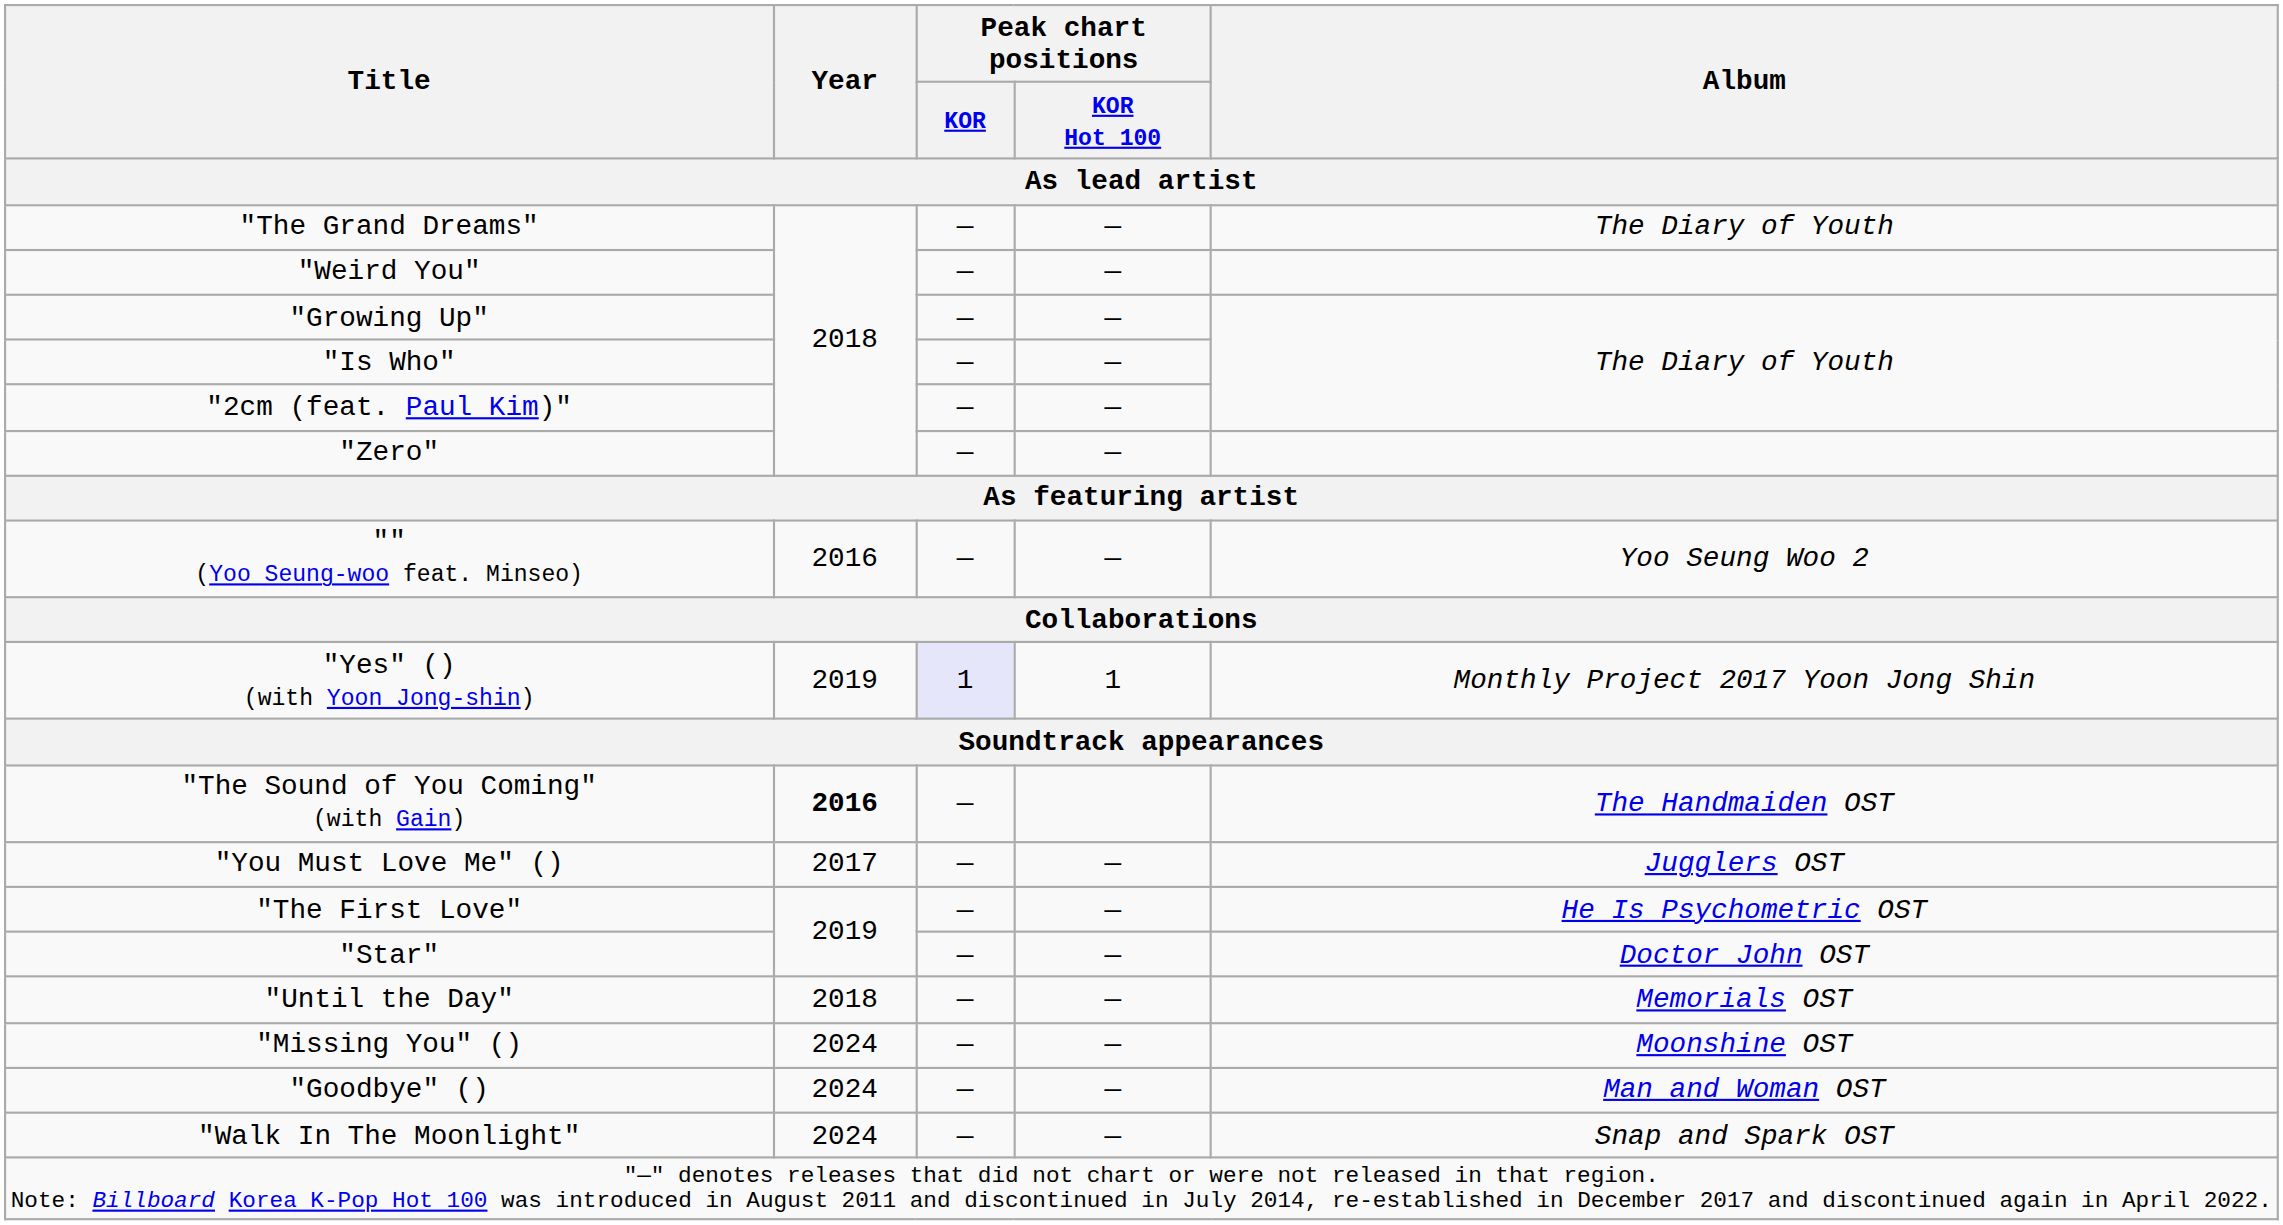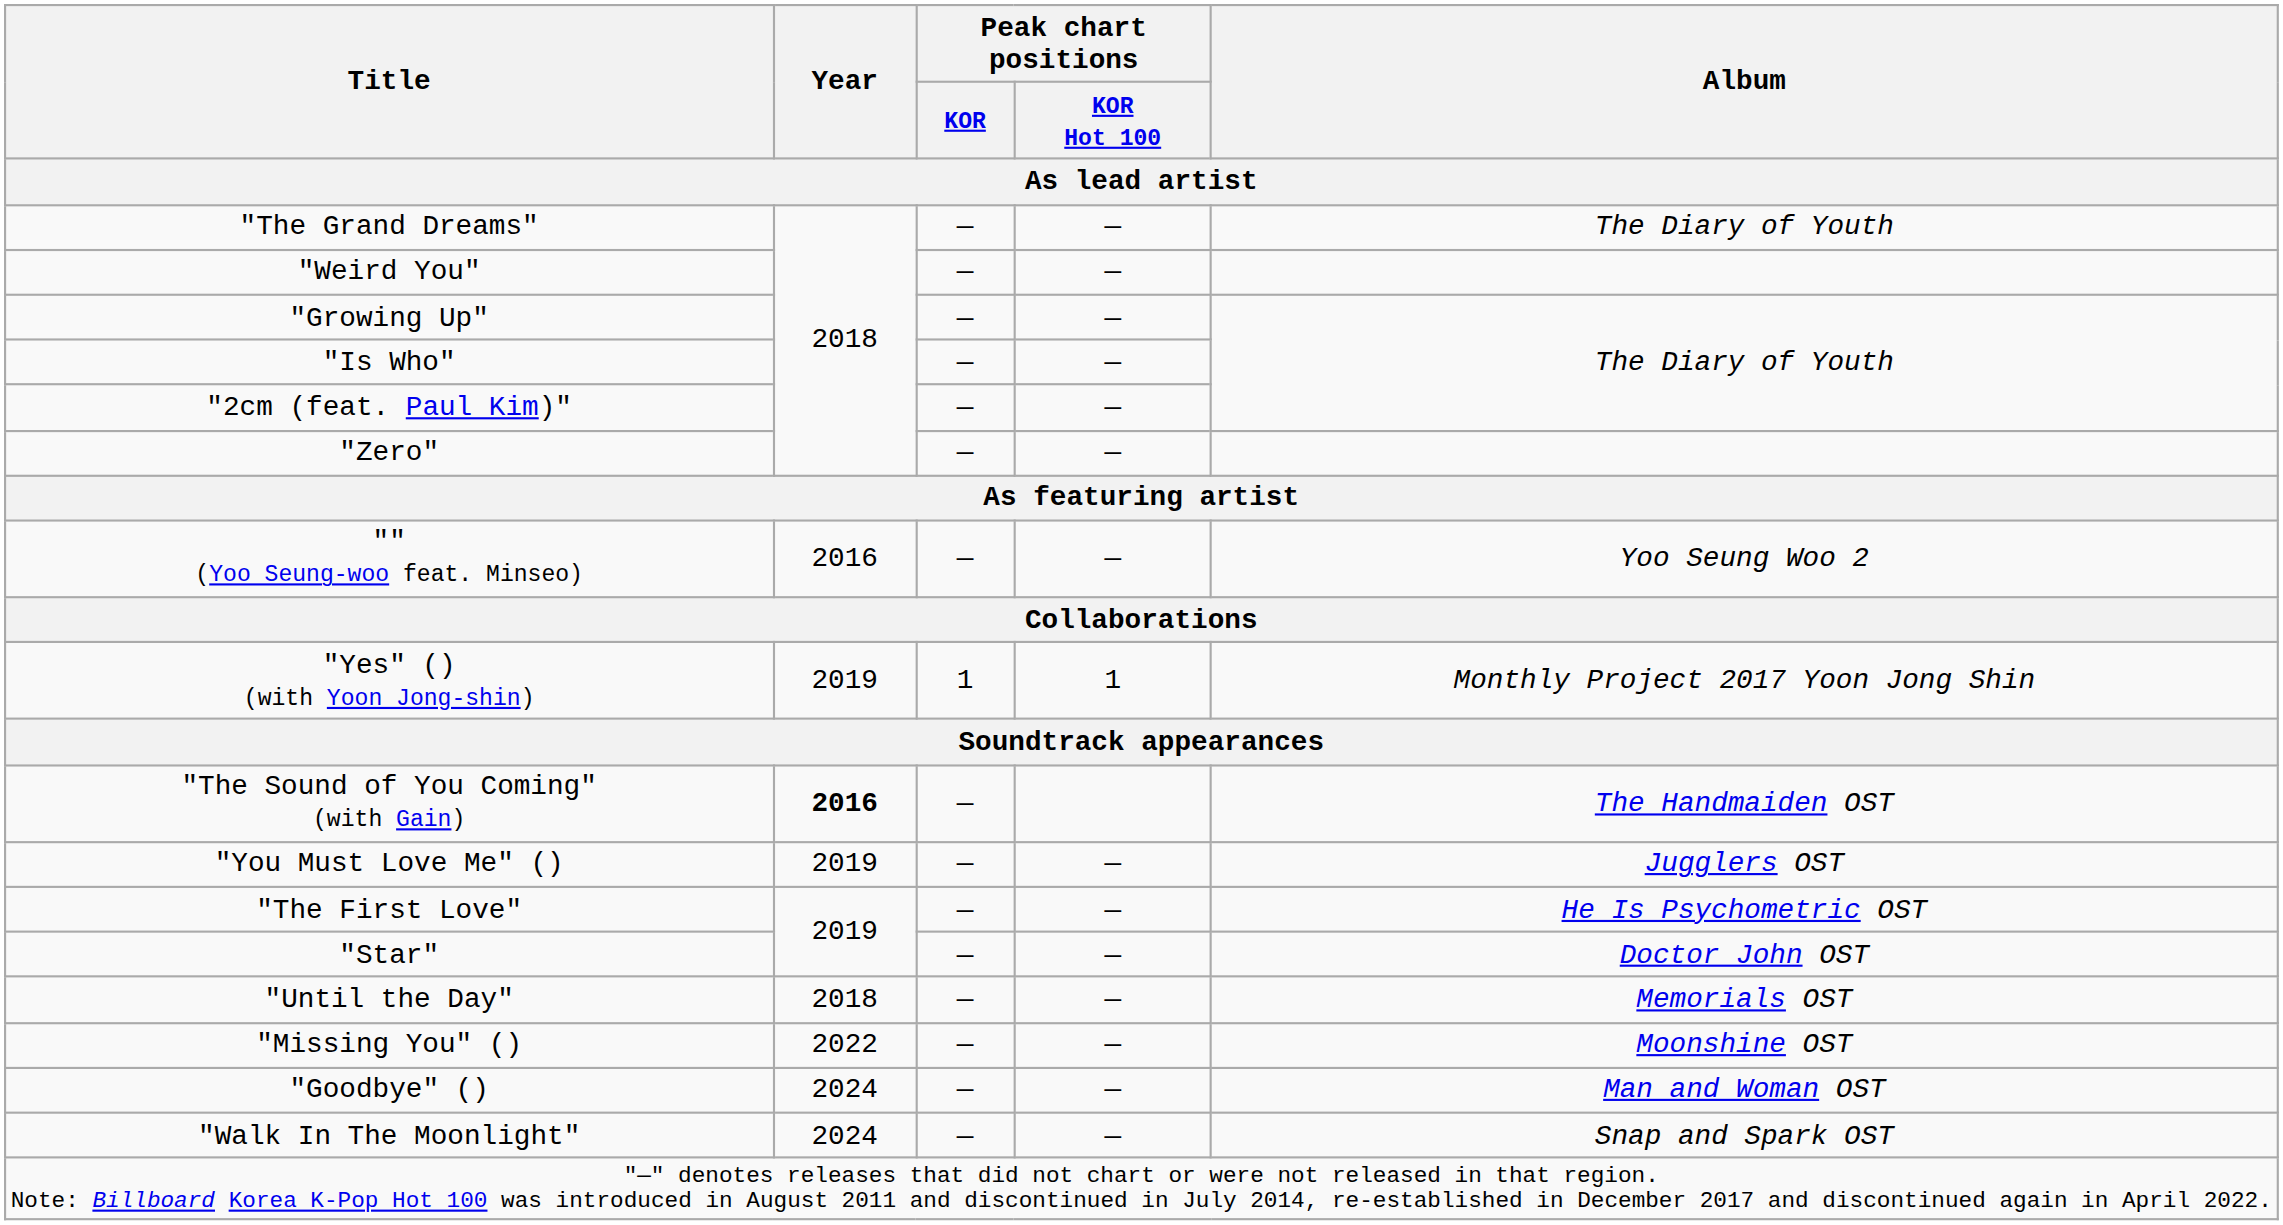(965, 681) lavender background -> (965, 681) no background
(845, 864) 2017 -> (845, 864) 2019
(845, 1045) 2024 -> (845, 1045) 2022
